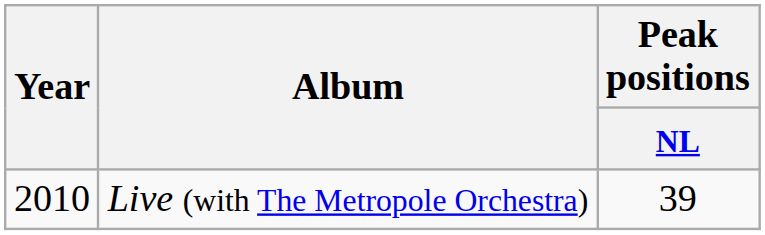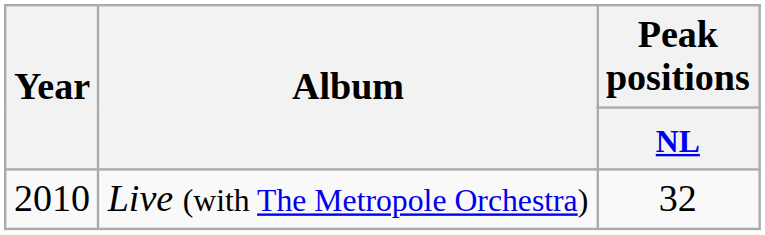(678, 198) 39 -> (678, 198) 32
